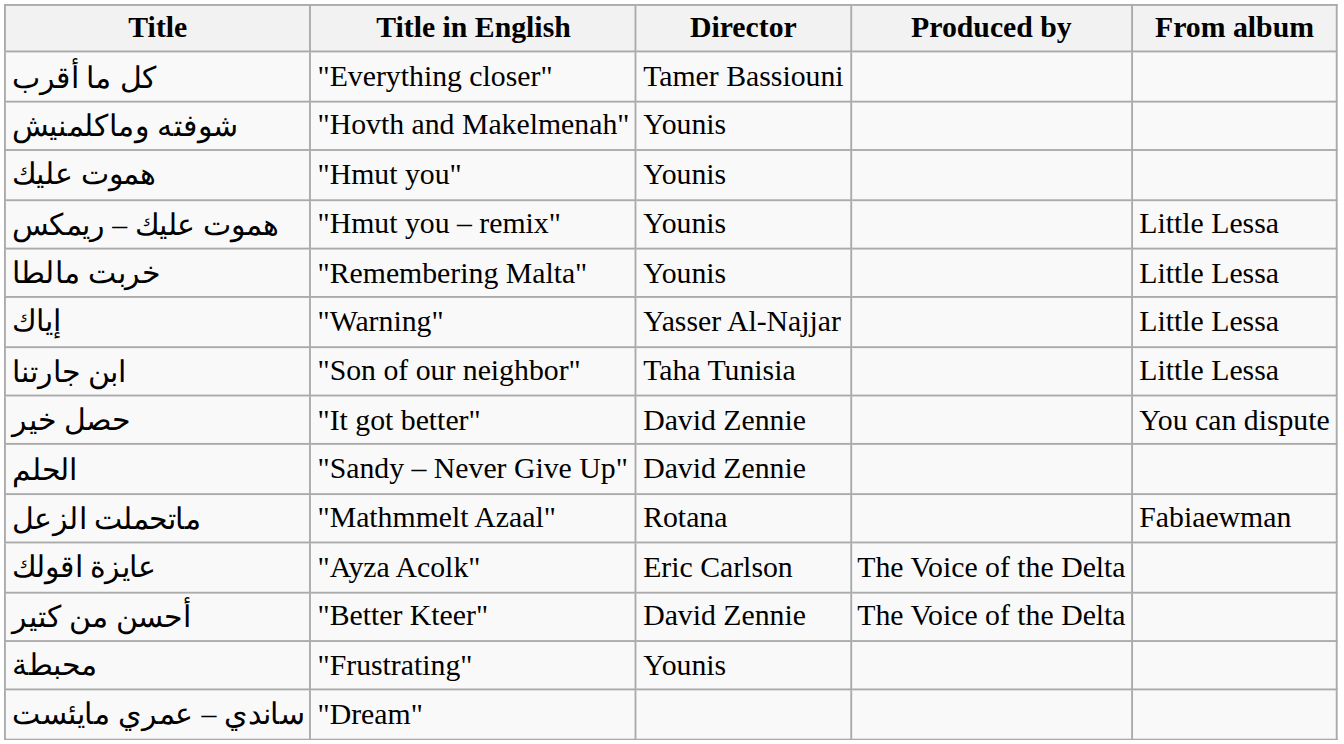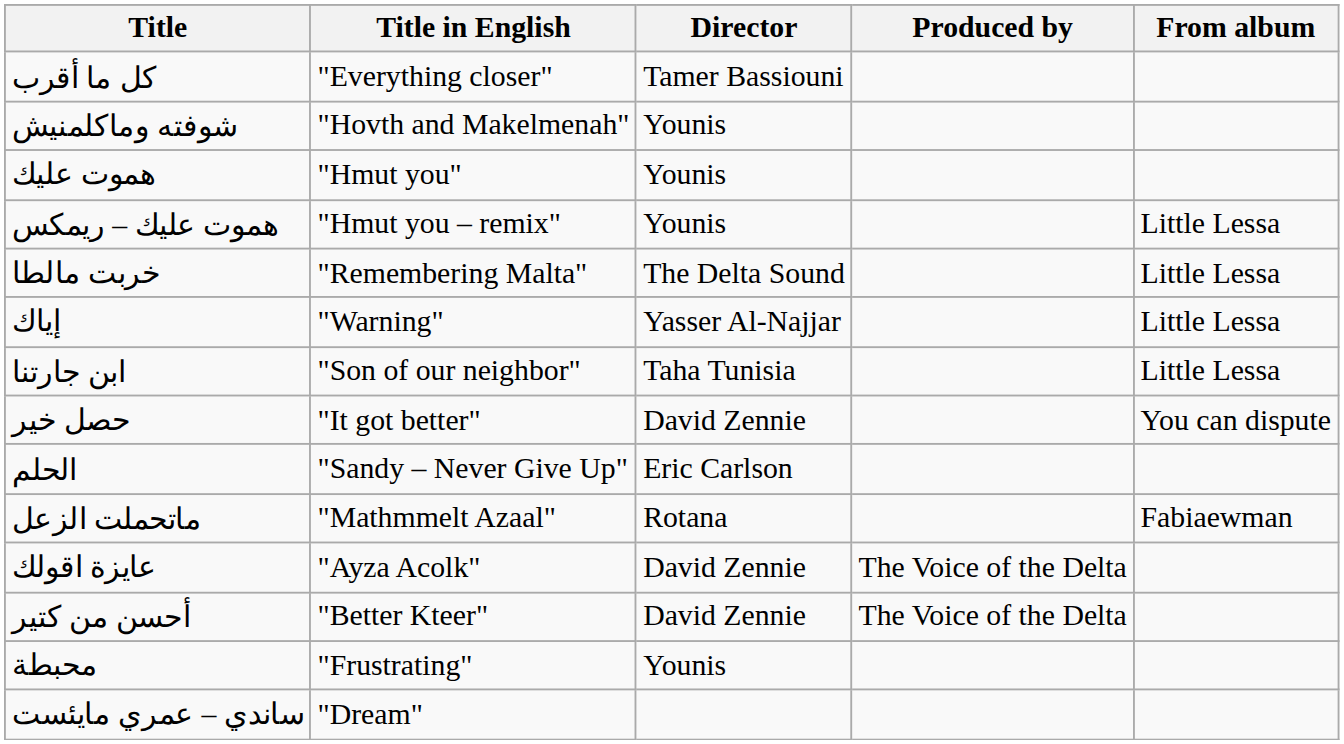(685, 272) Younis -> (744, 272) The Delta Sound
(725, 468) David Zennie -> (718, 468) Eric Carlson
(718, 566) Eric Carlson -> (725, 566) David Zennie
